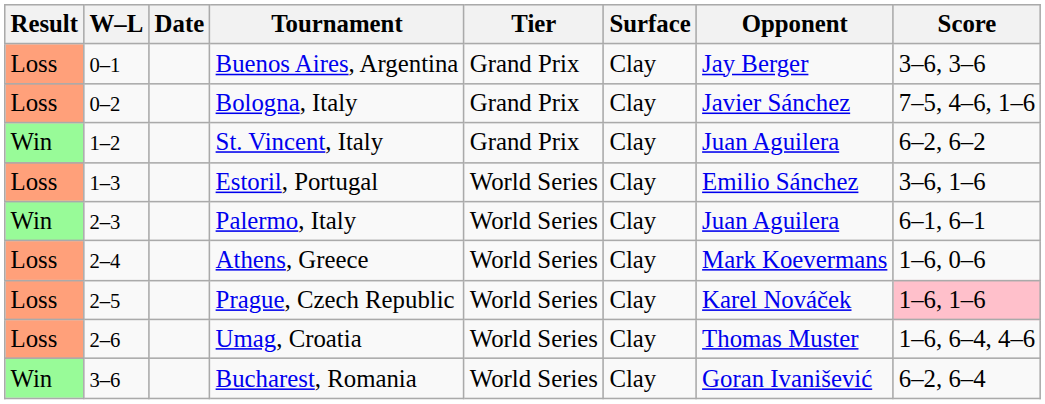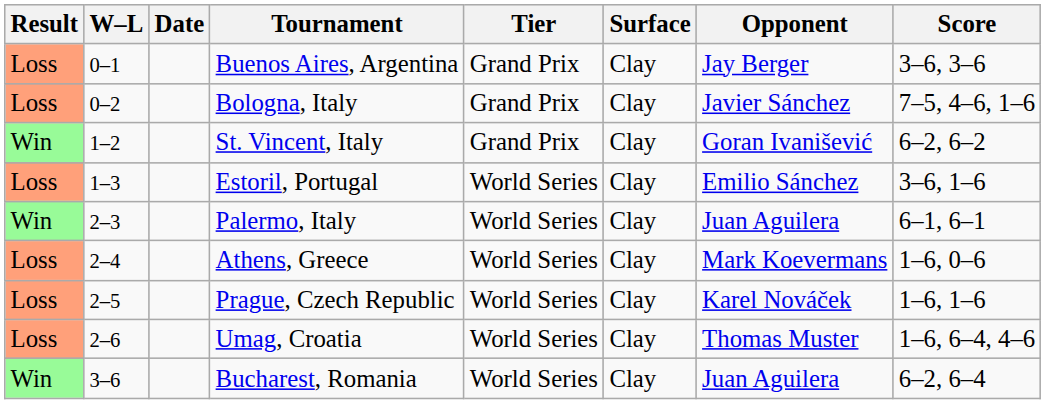(771, 142) Juan Aguilera -> (787, 142) Goran Ivanišević
(942, 299) pink background -> (942, 299) no background
(787, 378) Goran Ivanišević -> (771, 378) Juan Aguilera
